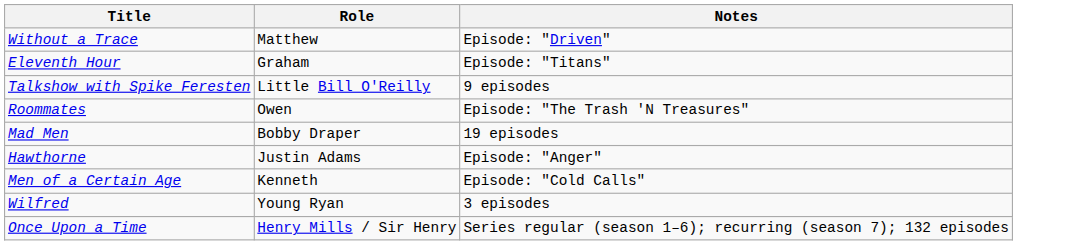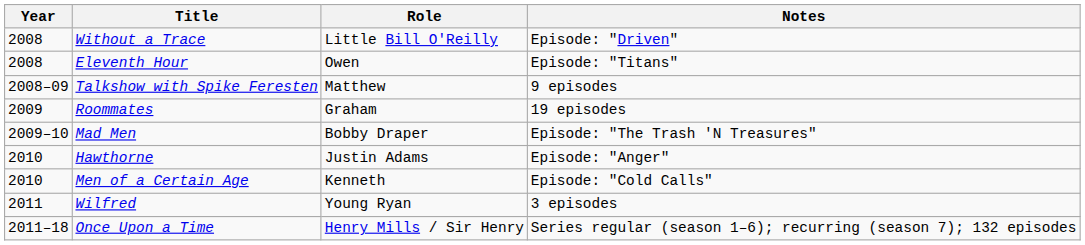+ column: (38, 16)
(288, 40) Matthew -> (411, 40) Little Bill O'Reilly
(283, 63) Graham -> (342, 63) Owen
(344, 87) Little Bill O'Reilly -> (355, 87) Matthew
(275, 110) Owen -> (351, 110) Graham
(606, 110) Episode: "The Trash 'N Treasures" -> (579, 110) 19 episodes
(511, 134) 19 episodes -> (674, 134) Episode: "The Trash 'N Treasures"
